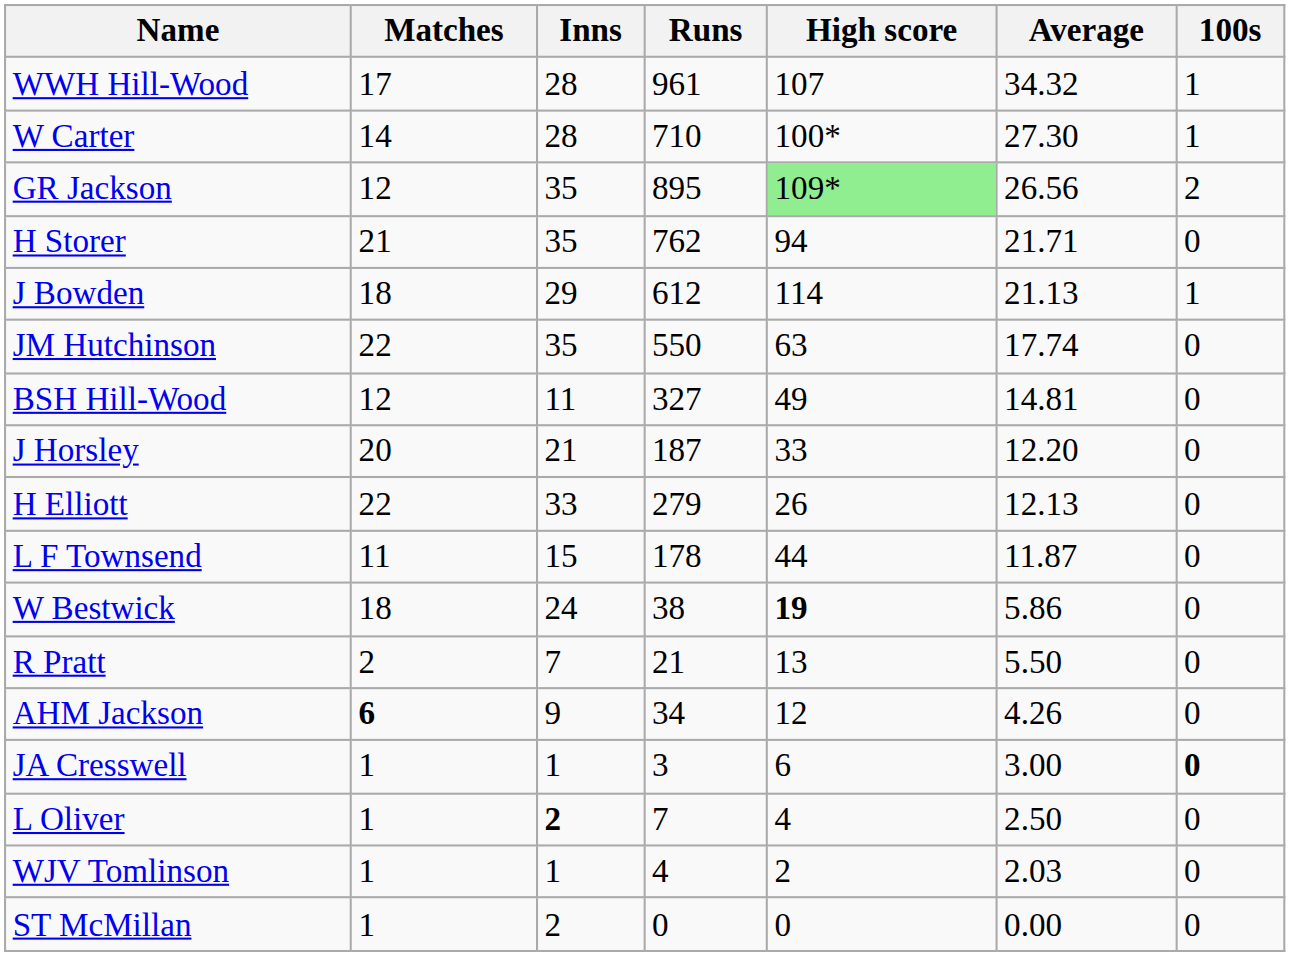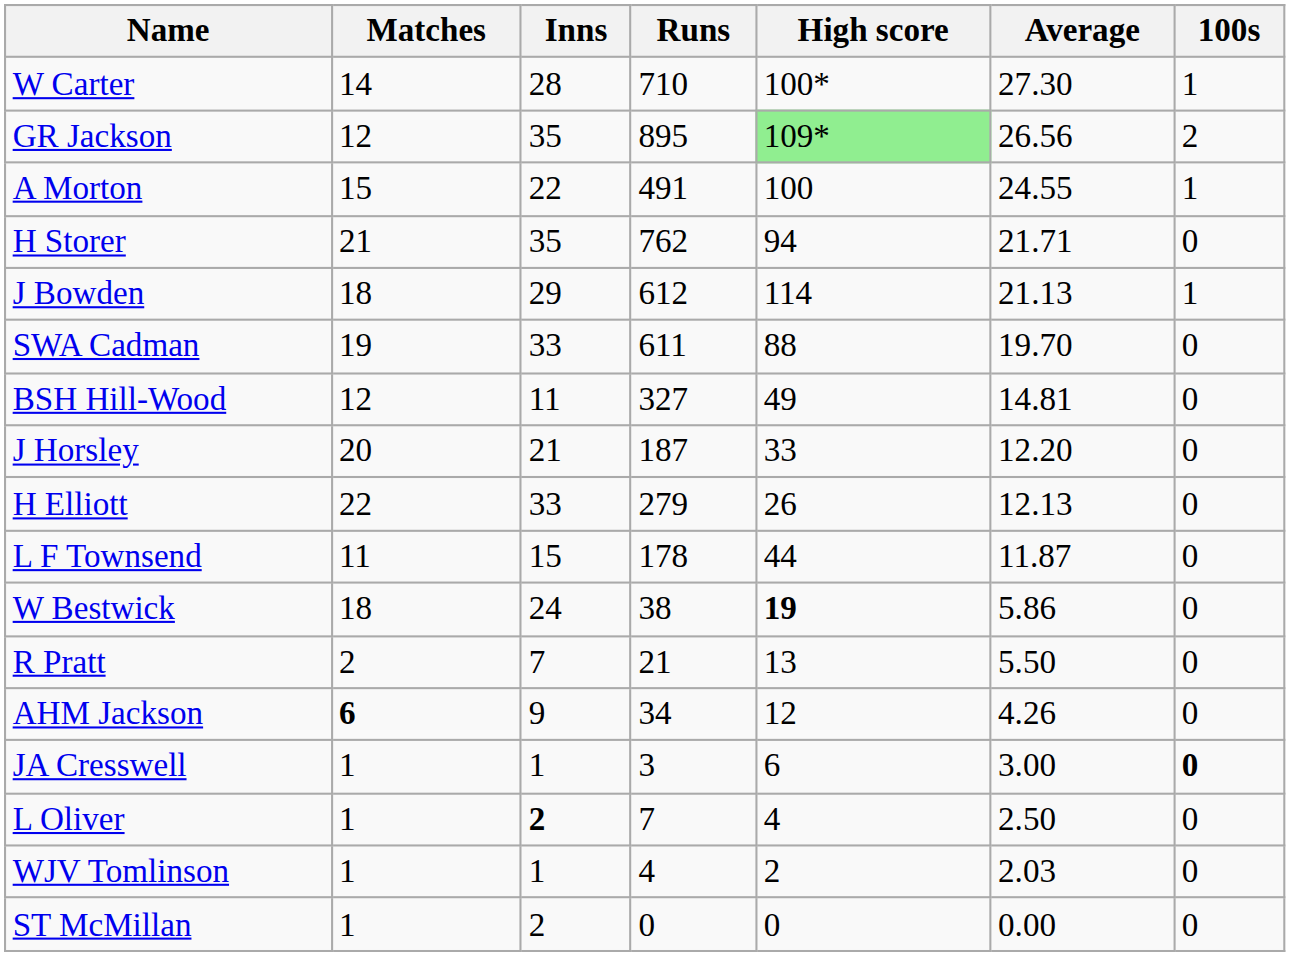- row: (130, 83)
+ row: (78, 188)
+ row: (106, 345)
- row: (114, 345)
